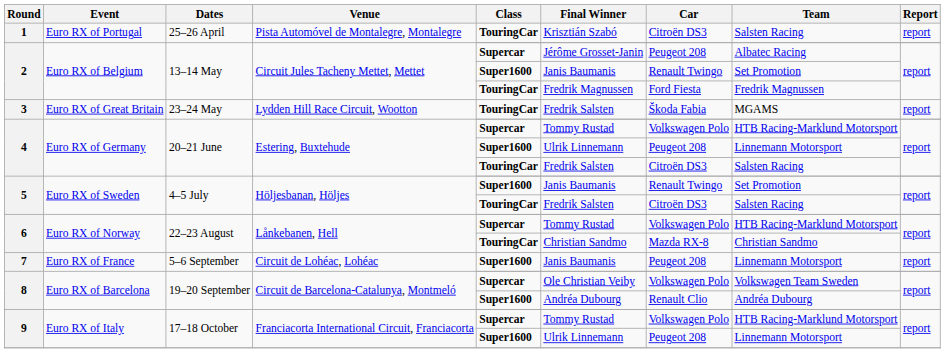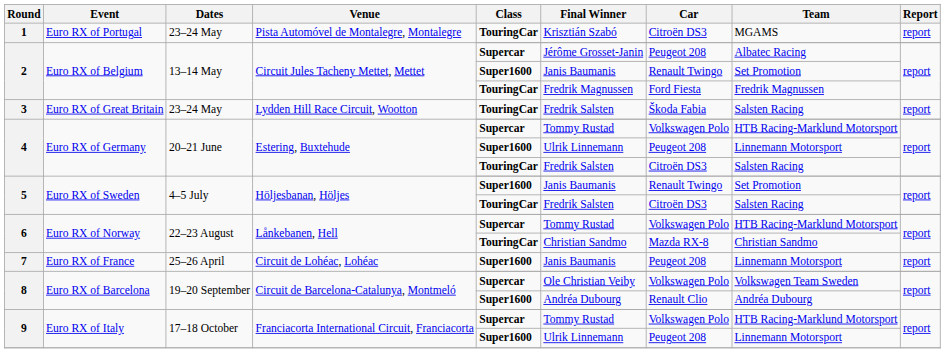(197, 32) 25–26 April -> (195, 32) 23–24 May
(769, 32) Salsten Racing -> (756, 32) MGAMS
(756, 108) MGAMS -> (769, 108) Salsten Racing
(204, 261) 5–6 September -> (197, 261) 25–26 April
